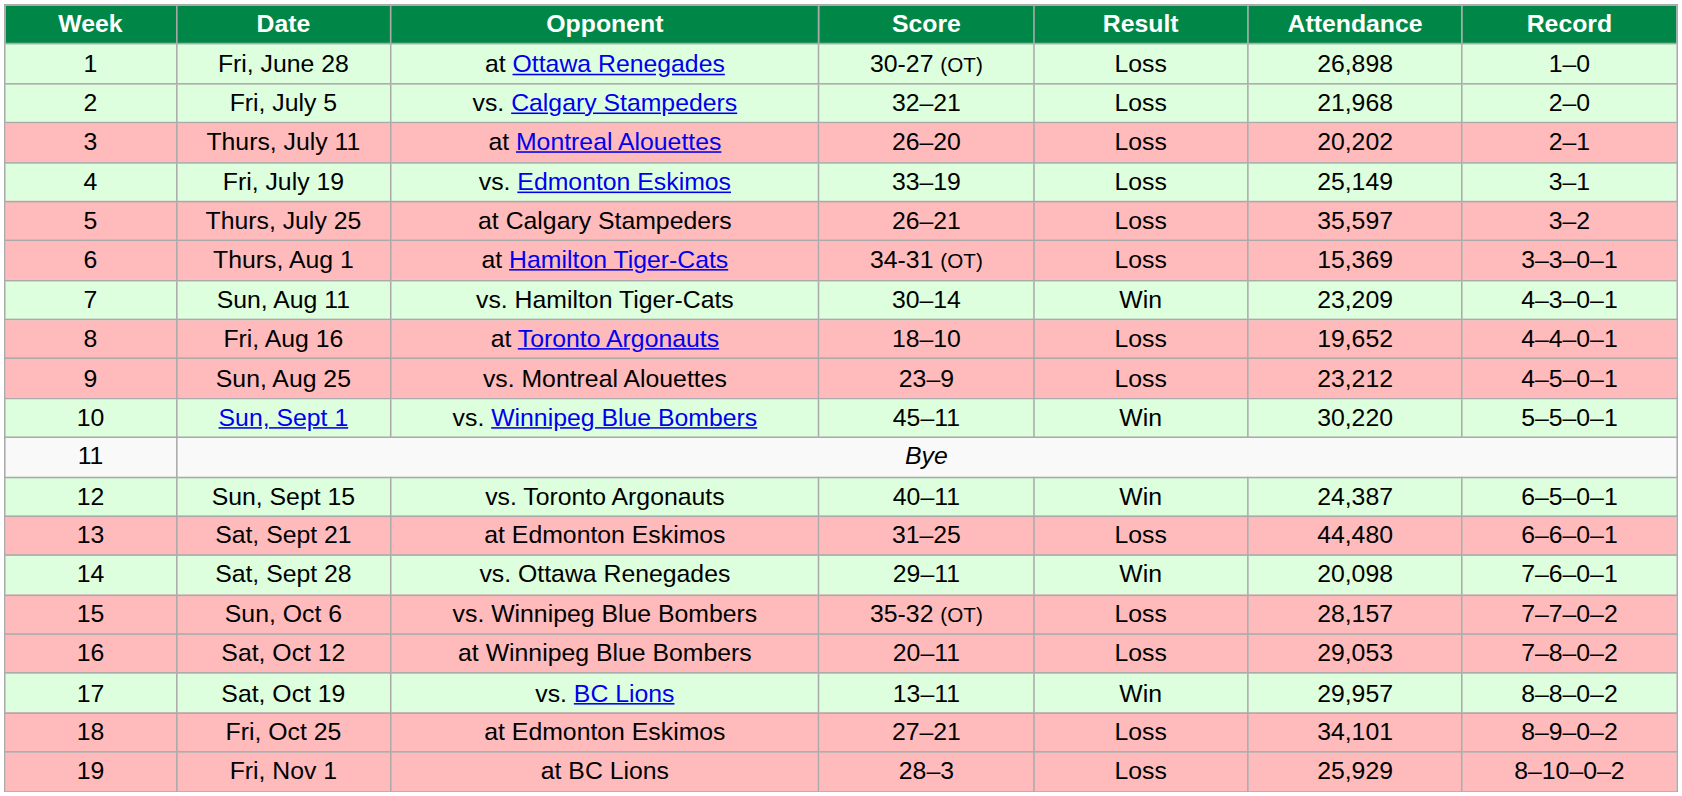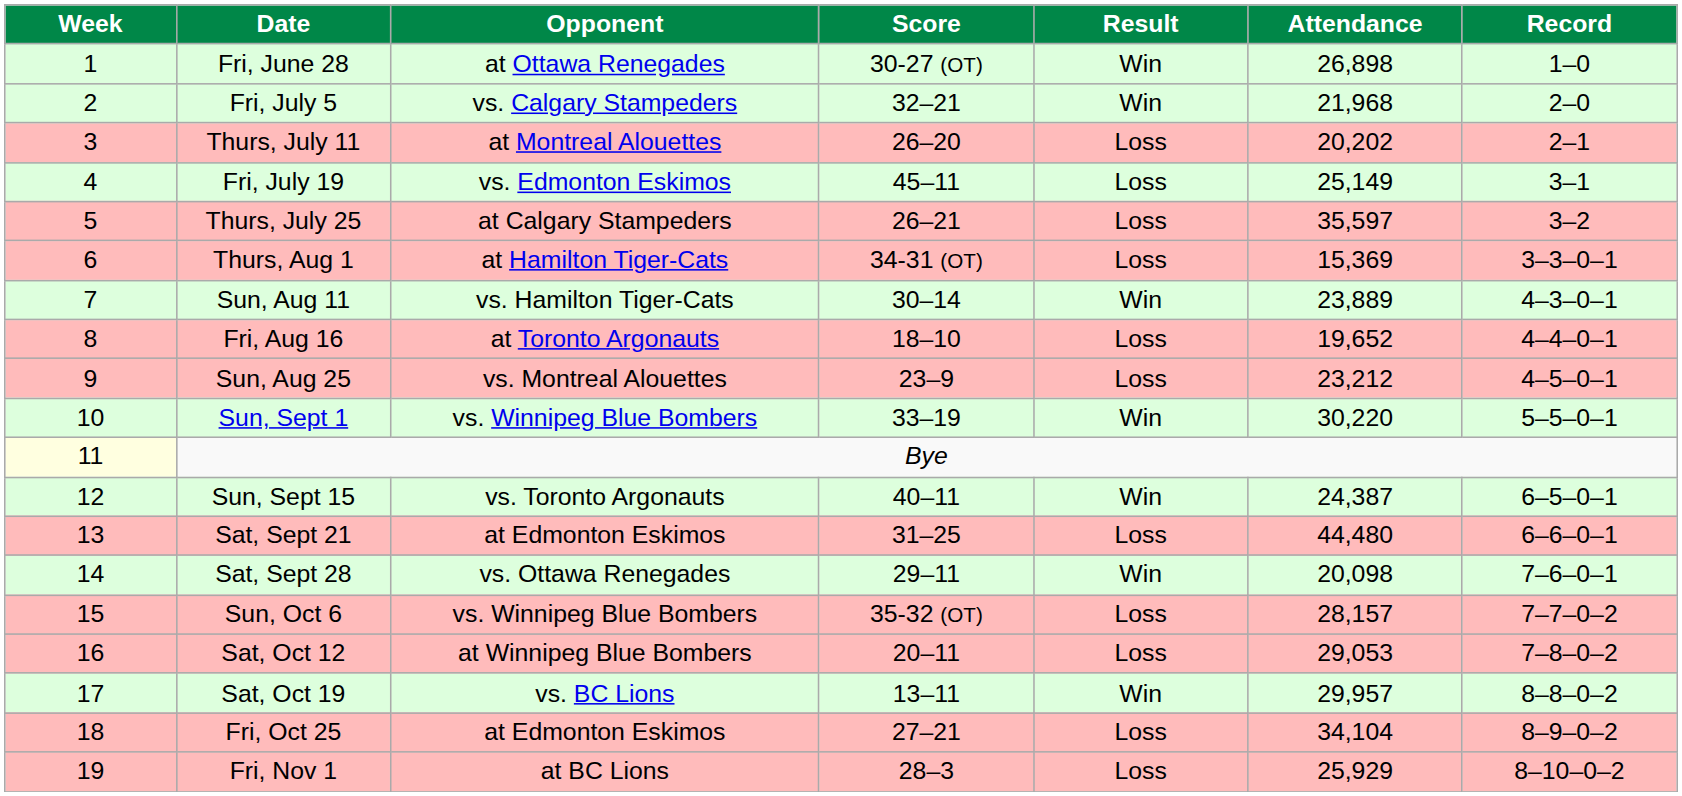(1141, 63) Loss -> (1141, 63) Win
(1141, 102) Loss -> (1141, 102) Win
(926, 181) 33–19 -> (926, 181) 45–11
(1355, 299) 23,209 -> (1355, 299) 23,889
(926, 417) 45–11 -> (926, 417) 33–19
(90, 456) no background -> (90, 456) lightyellow background
(1355, 732) 34,101 -> (1355, 732) 34,104
